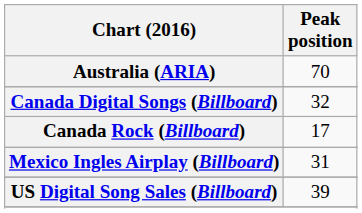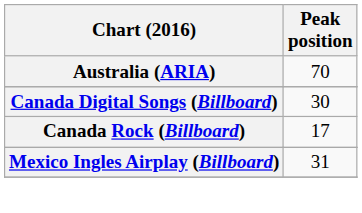(320, 101) 32 -> (320, 101) 30
- row: (144, 191)
